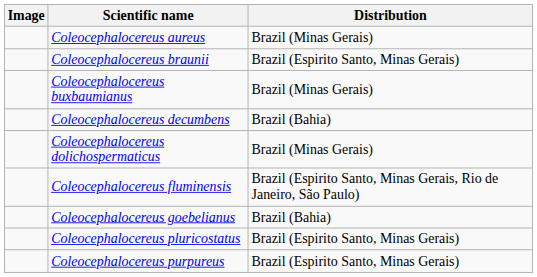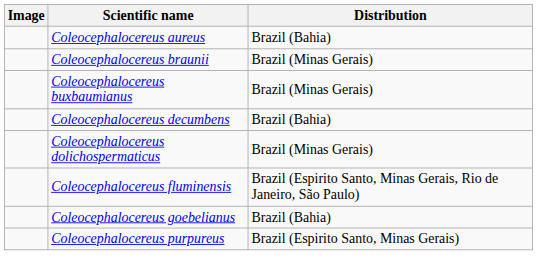(312, 37) Brazil (Minas Gerais) -> (291, 37) Brazil (Bahia)
(355, 59) Brazil (Espirito Santo, Minas Gerais) -> (312, 59) Brazil (Minas Gerais)
- row: (146, 239)
